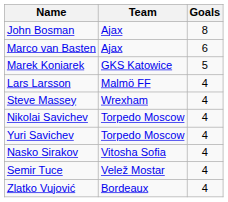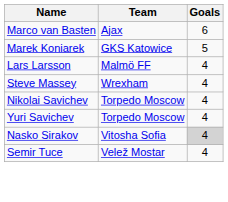- row: (41, 30)
(205, 153) no background -> (205, 135) lightgrey background
- row: (41, 188)
